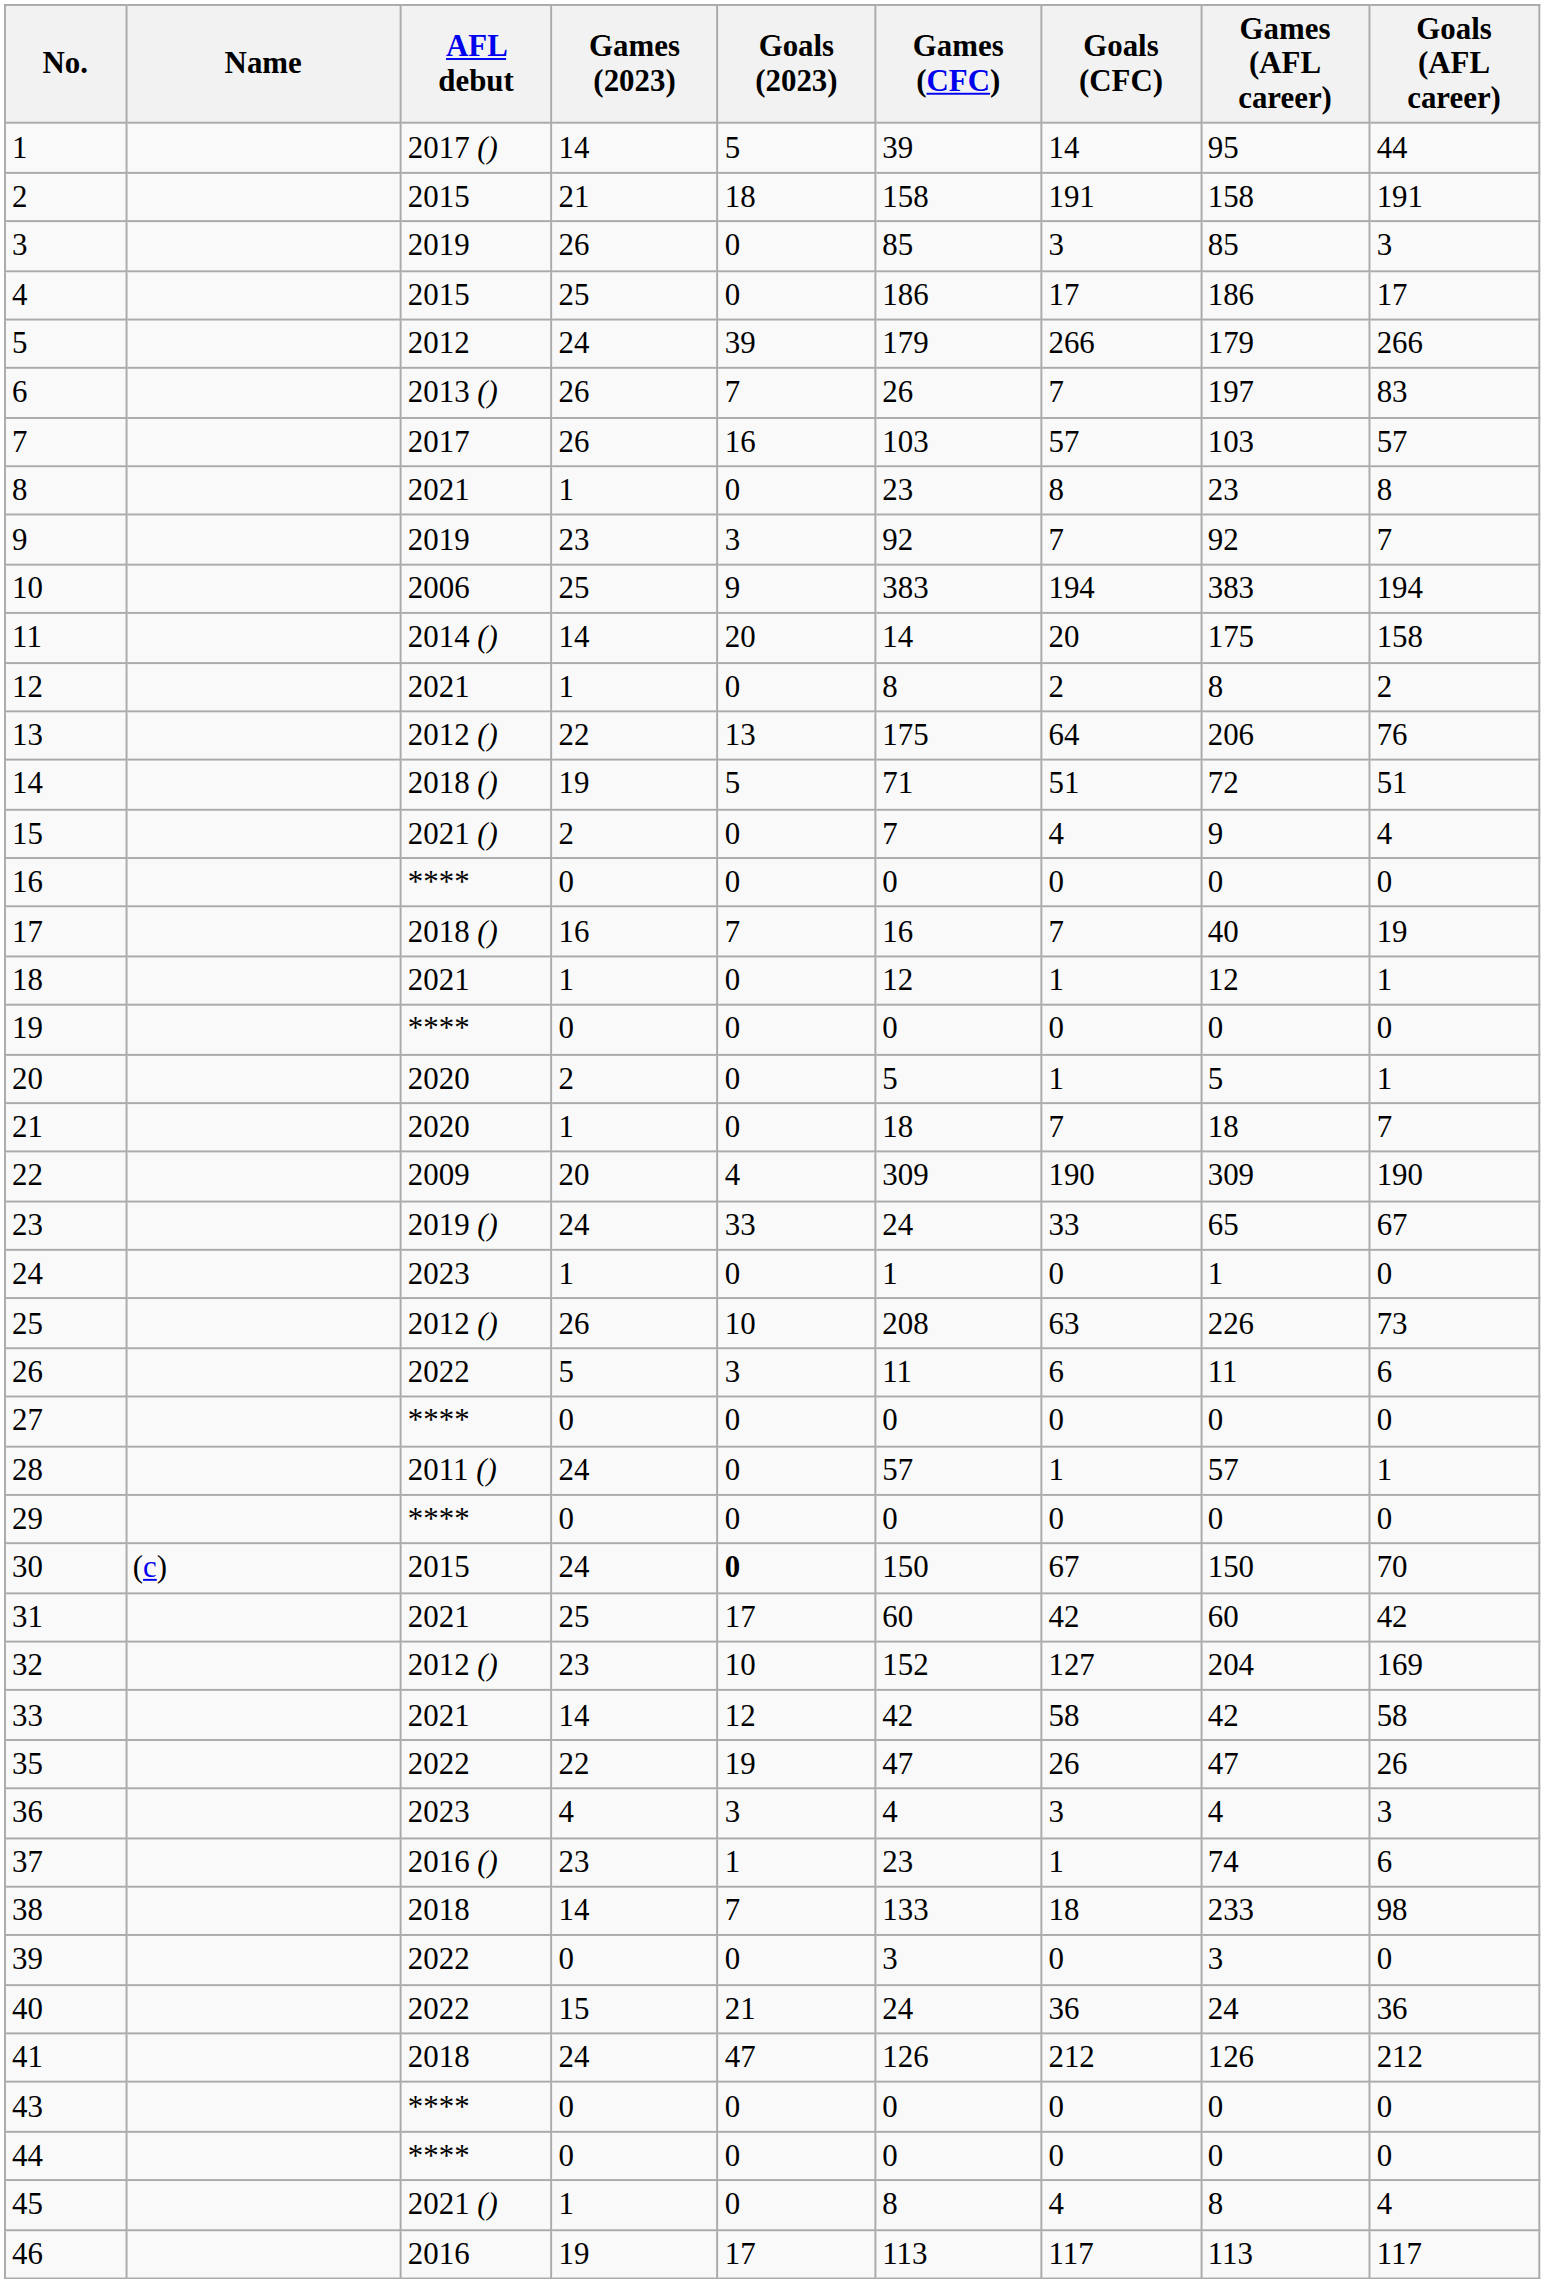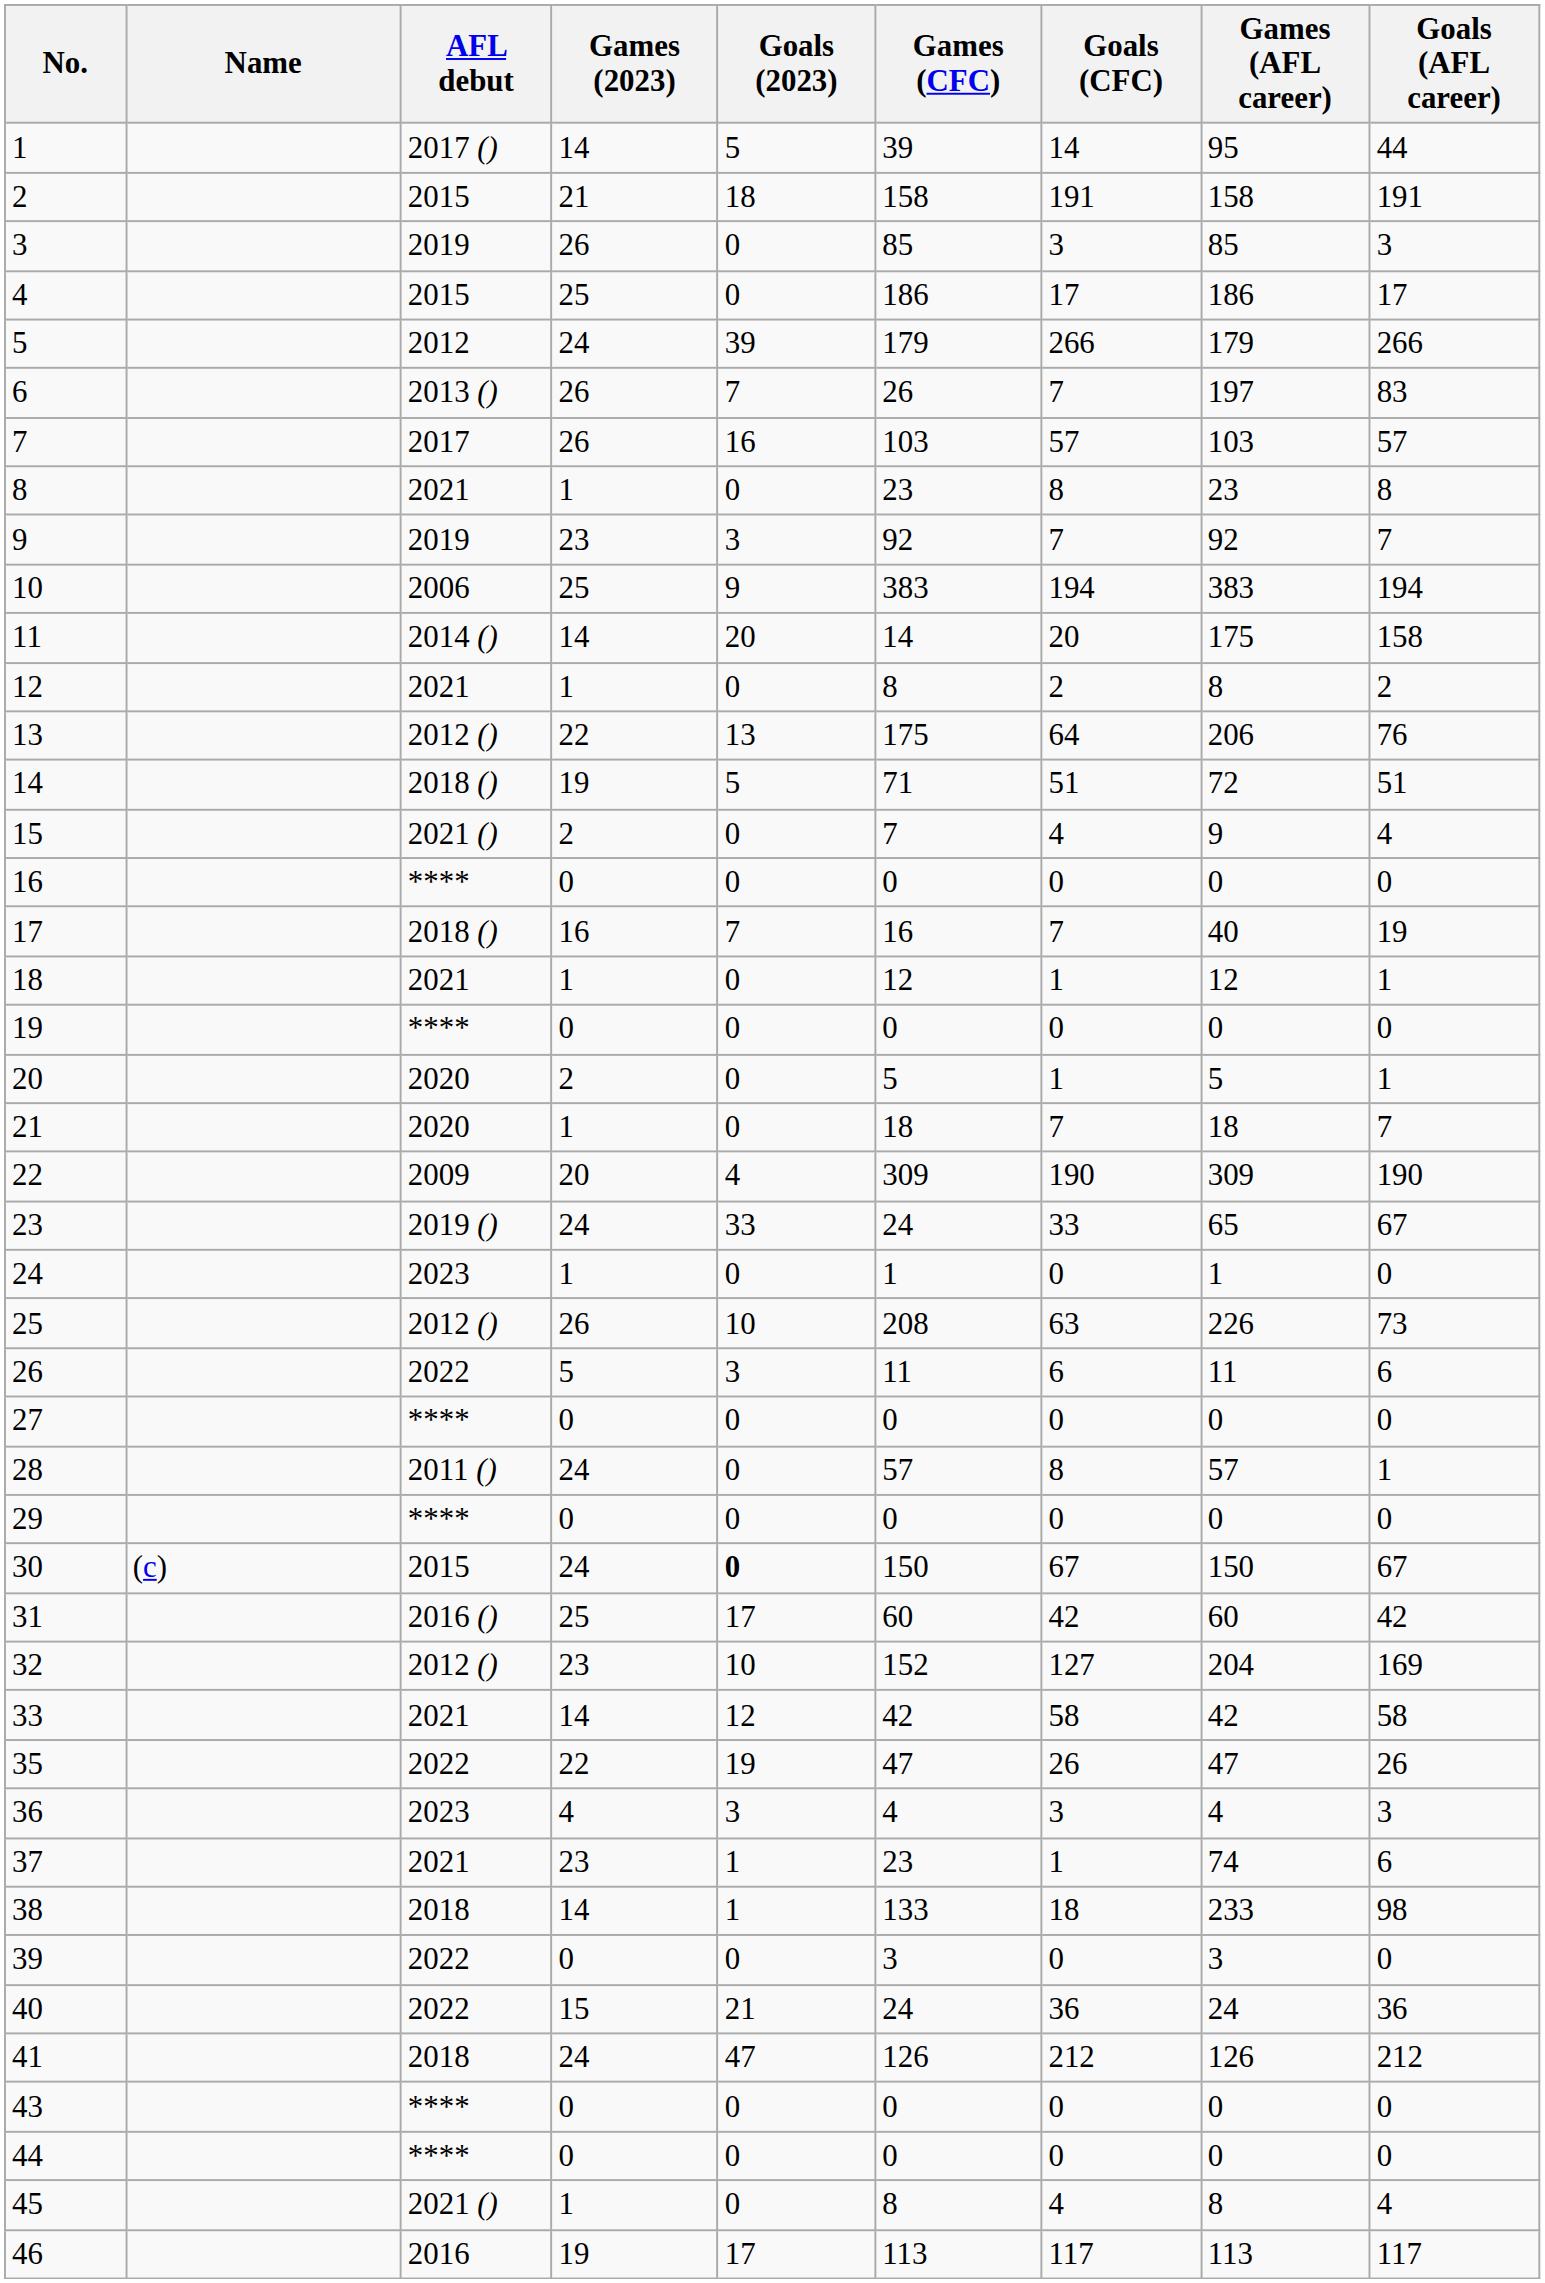(1056, 1469) 1 -> (1056, 1469) 8
(1392, 1567) 70 -> (1392, 1567) 67
(439, 1616) 2021 -> (453, 1616) 2016 ()
(453, 1861) 2016 () -> (439, 1861) 2021
(732, 1910) 7 -> (732, 1910) 1
